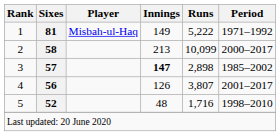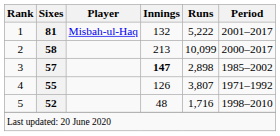(162, 31) 149 -> (162, 31) 132
(247, 31) 1971–1992 -> (247, 31) 2001–2017
(51, 85) 56 -> (51, 85) 55
(247, 85) 2001–2017 -> (247, 85) 1971–1992
